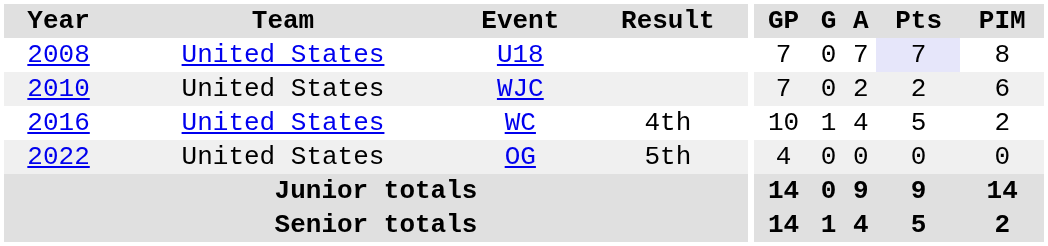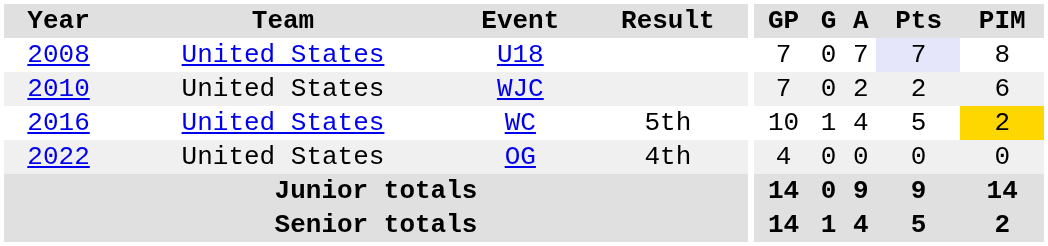(668, 123) 4th -> (668, 123) 5th
(1002, 123) no background -> (1002, 123) gold background
(668, 157) 5th -> (668, 157) 4th
